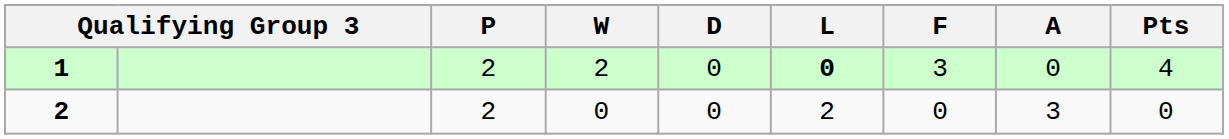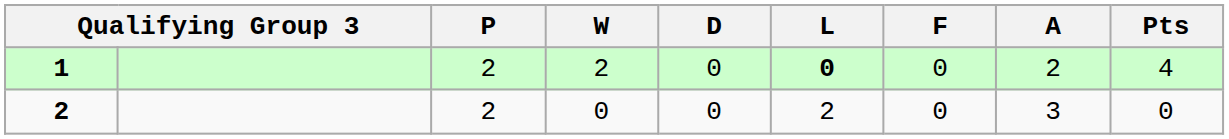(940, 69) 3 -> (940, 69) 0
(1053, 69) 0 -> (1053, 69) 2
